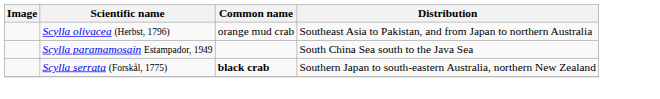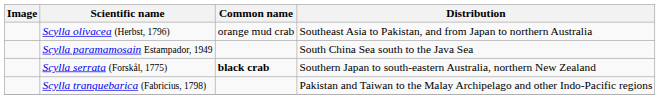+ row: (124, 85)
